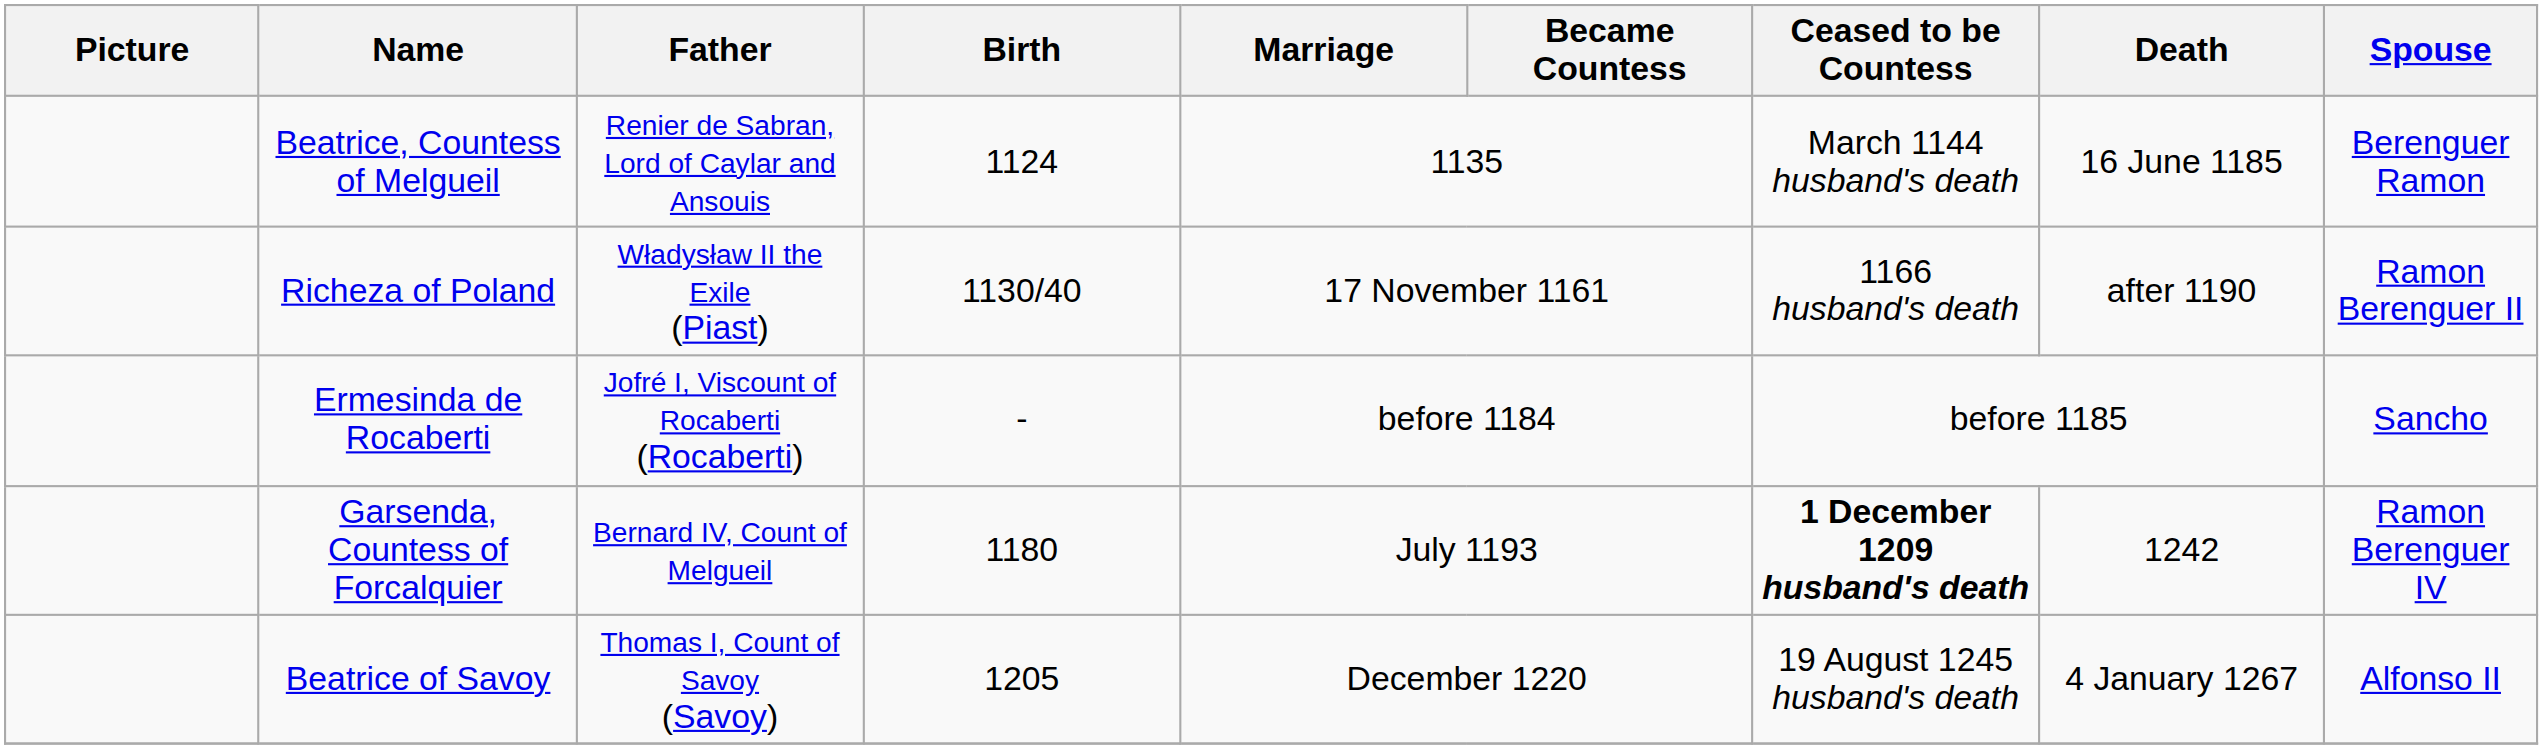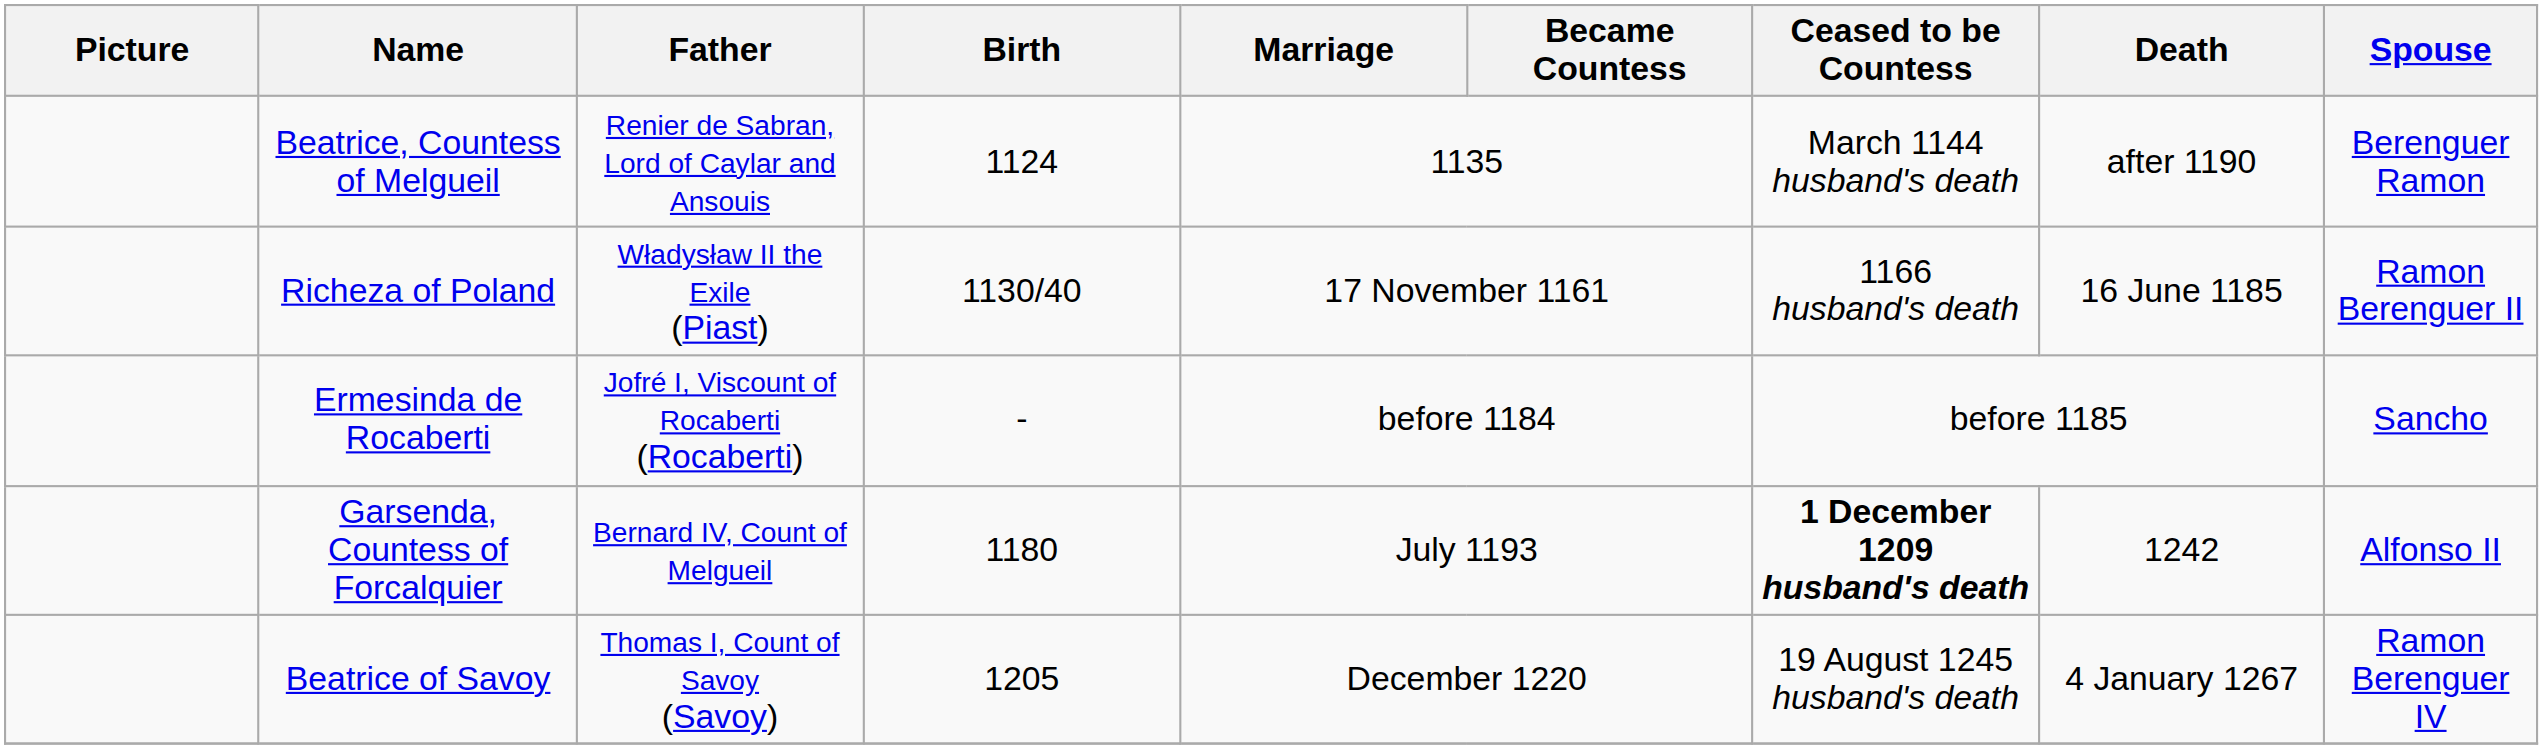(2182, 160) 16 June 1185 -> (2182, 160) after 1190
(2182, 290) after 1190 -> (2182, 290) 16 June 1185
(2431, 549) Ramon Berenguer IV -> (2431, 549) Alfonso II
(2431, 678) Alfonso II -> (2431, 678) Ramon Berenguer IV
